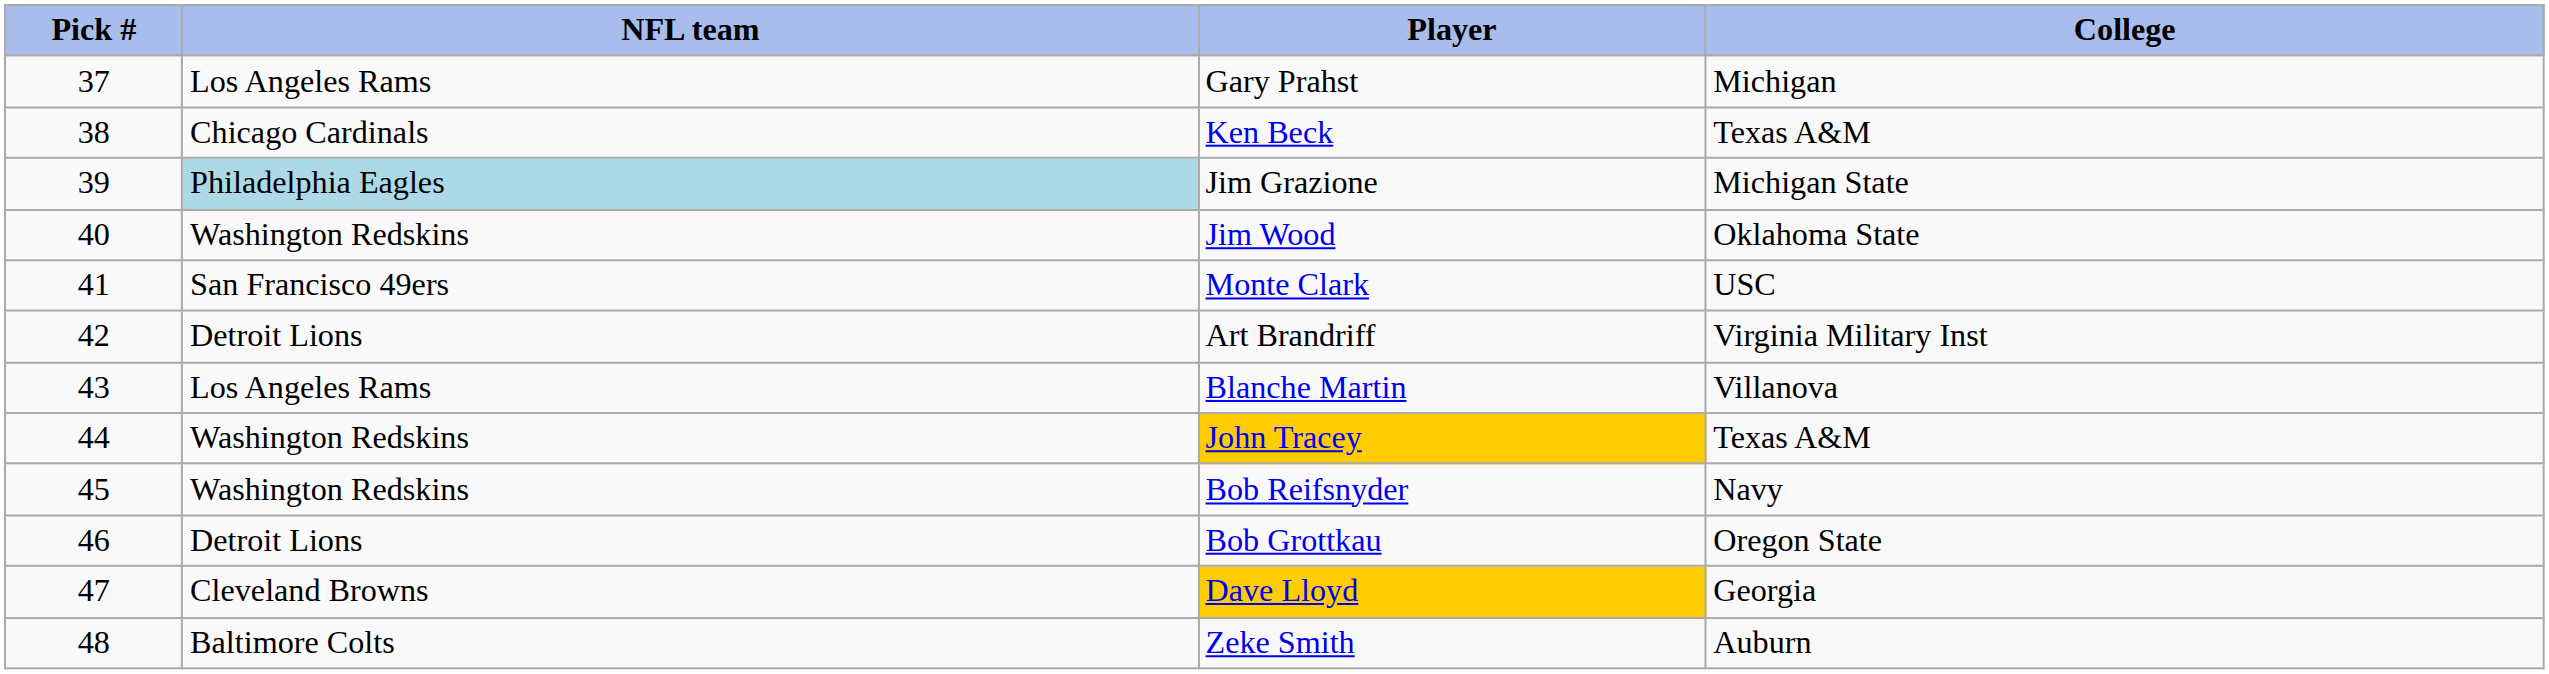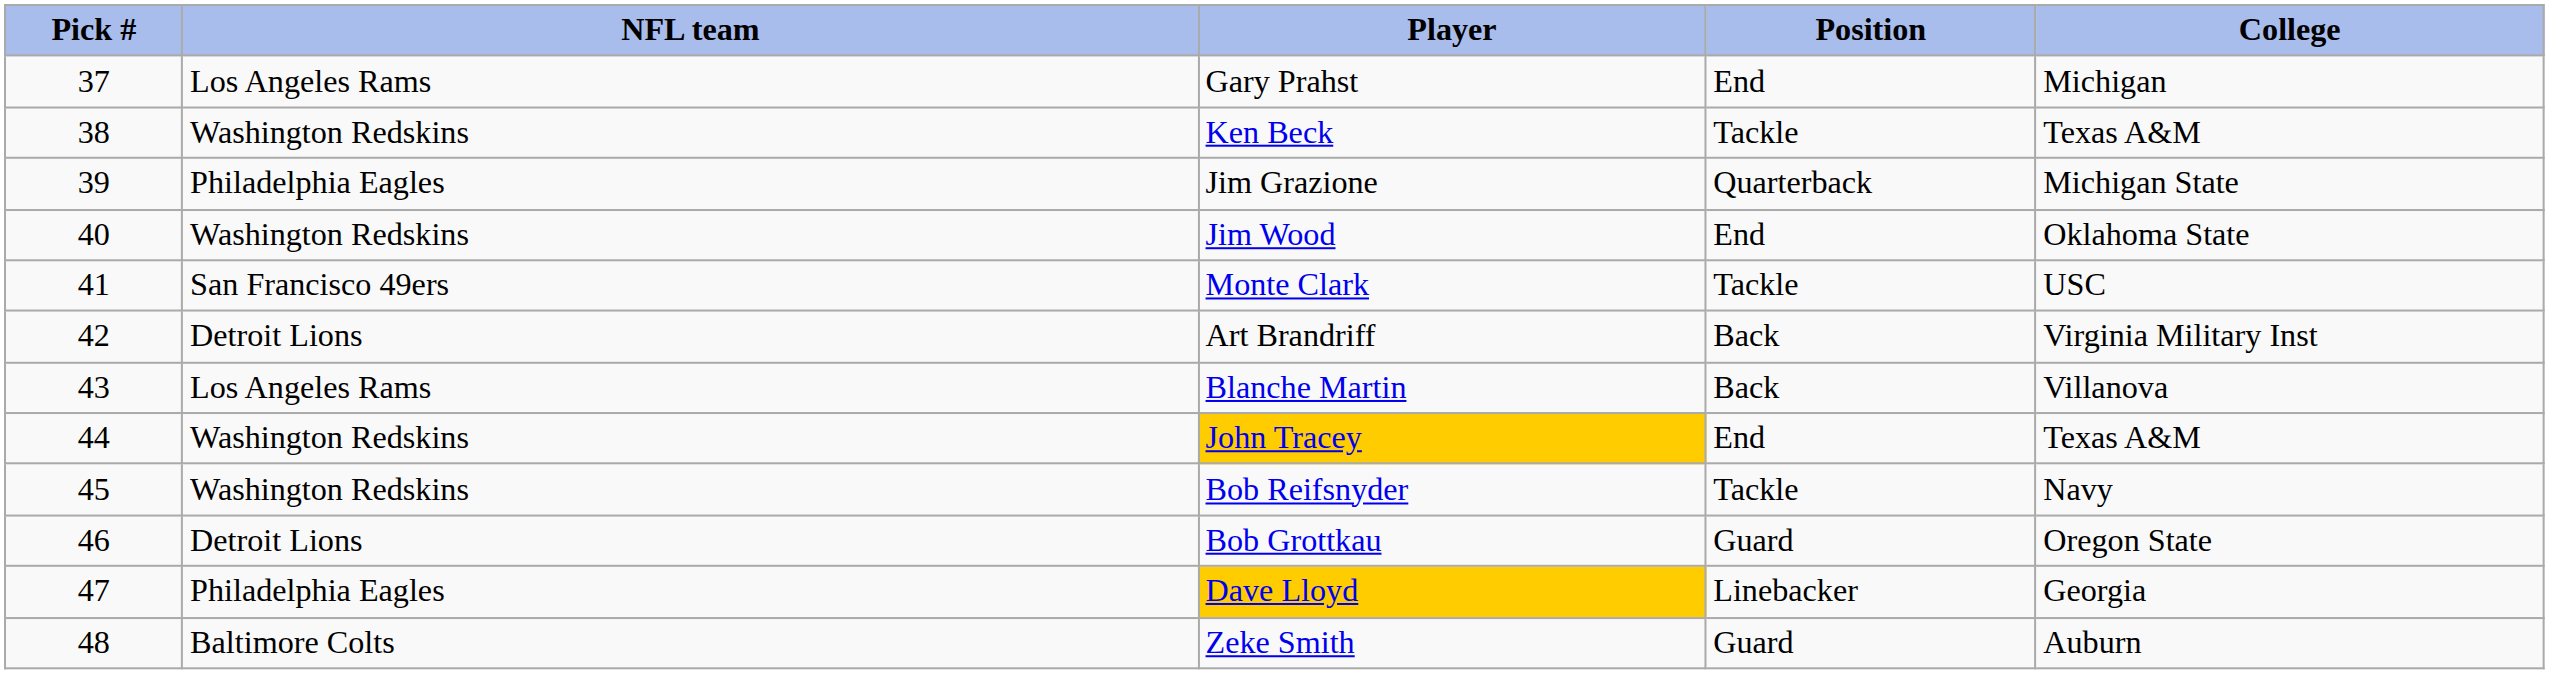+ column: (1871, 30)
(309, 132) Chicago Cardinals -> (330, 132) Washington Redskins
(317, 183) lightblue background -> (317, 183) no background
(309, 591) Cleveland Browns -> (317, 591) Philadelphia Eagles
